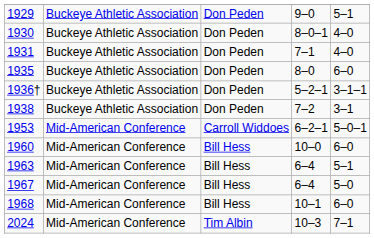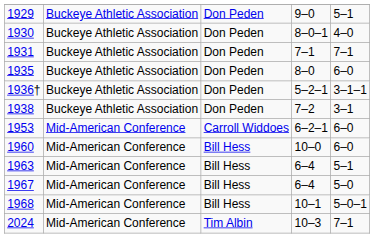(343, 52) 4–0 -> (343, 52) 7–1
(350, 128) 5–0–1 -> (343, 128) 6–0
(343, 204) 6–0 -> (350, 204) 5–0–1
